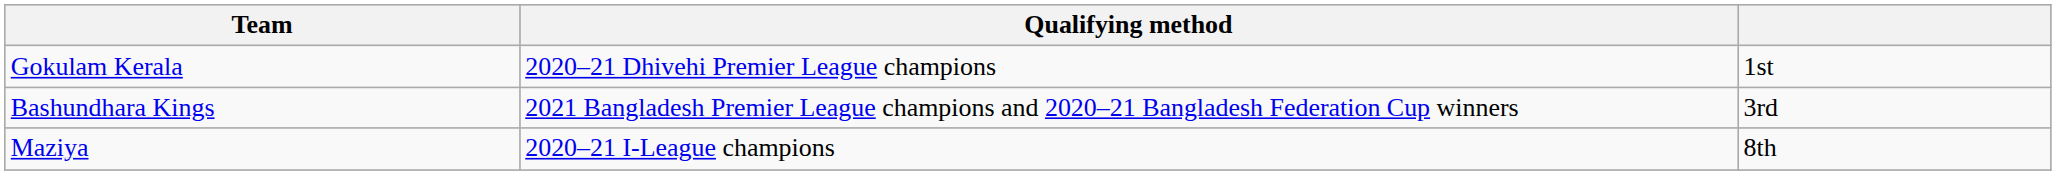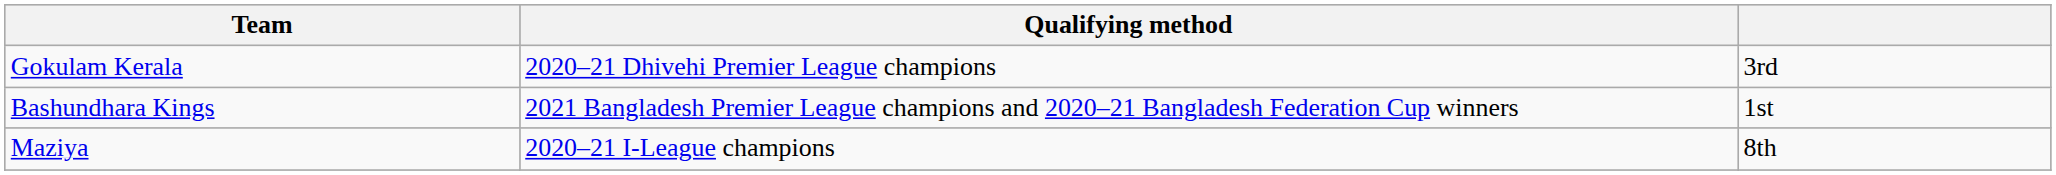(1759, 66) 1st -> (1761, 66) 3rd
(1761, 107) 3rd -> (1759, 107) 1st
